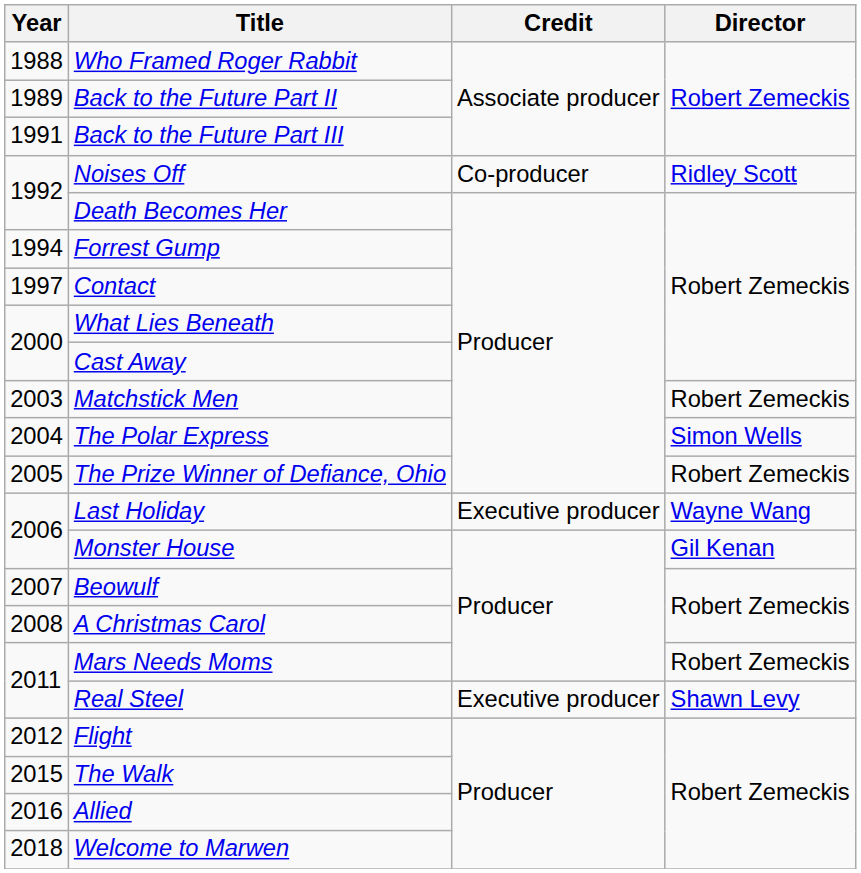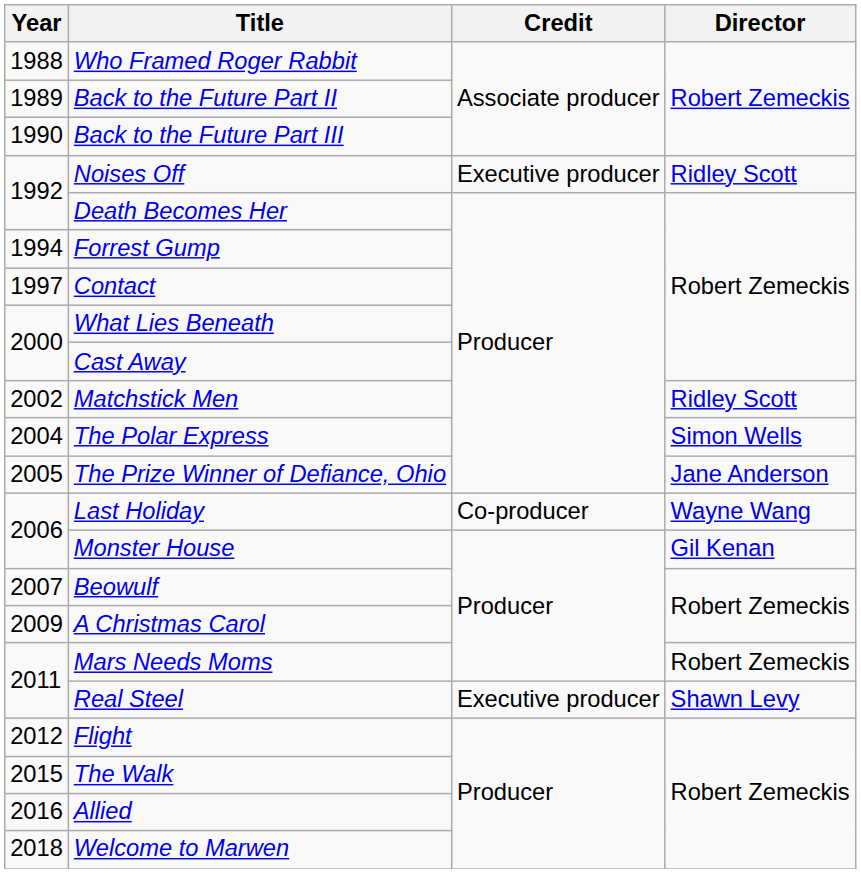(37, 135) 1991 -> (37, 135) 1990
(523, 173) Co-producer -> (558, 173) Executive producer
(37, 398) 2003 -> (37, 398) 2002
(760, 398) Robert Zemeckis -> (734, 398) Ridley Scott
(760, 473) Robert Zemeckis -> (750, 473) Jane Anderson
(558, 511) Executive producer -> (523, 511) Co-producer
(37, 624) 2008 -> (37, 624) 2009
